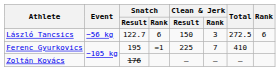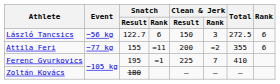+ row: (31, 47)
(134, 60) 176 -> (134, 72) 180
